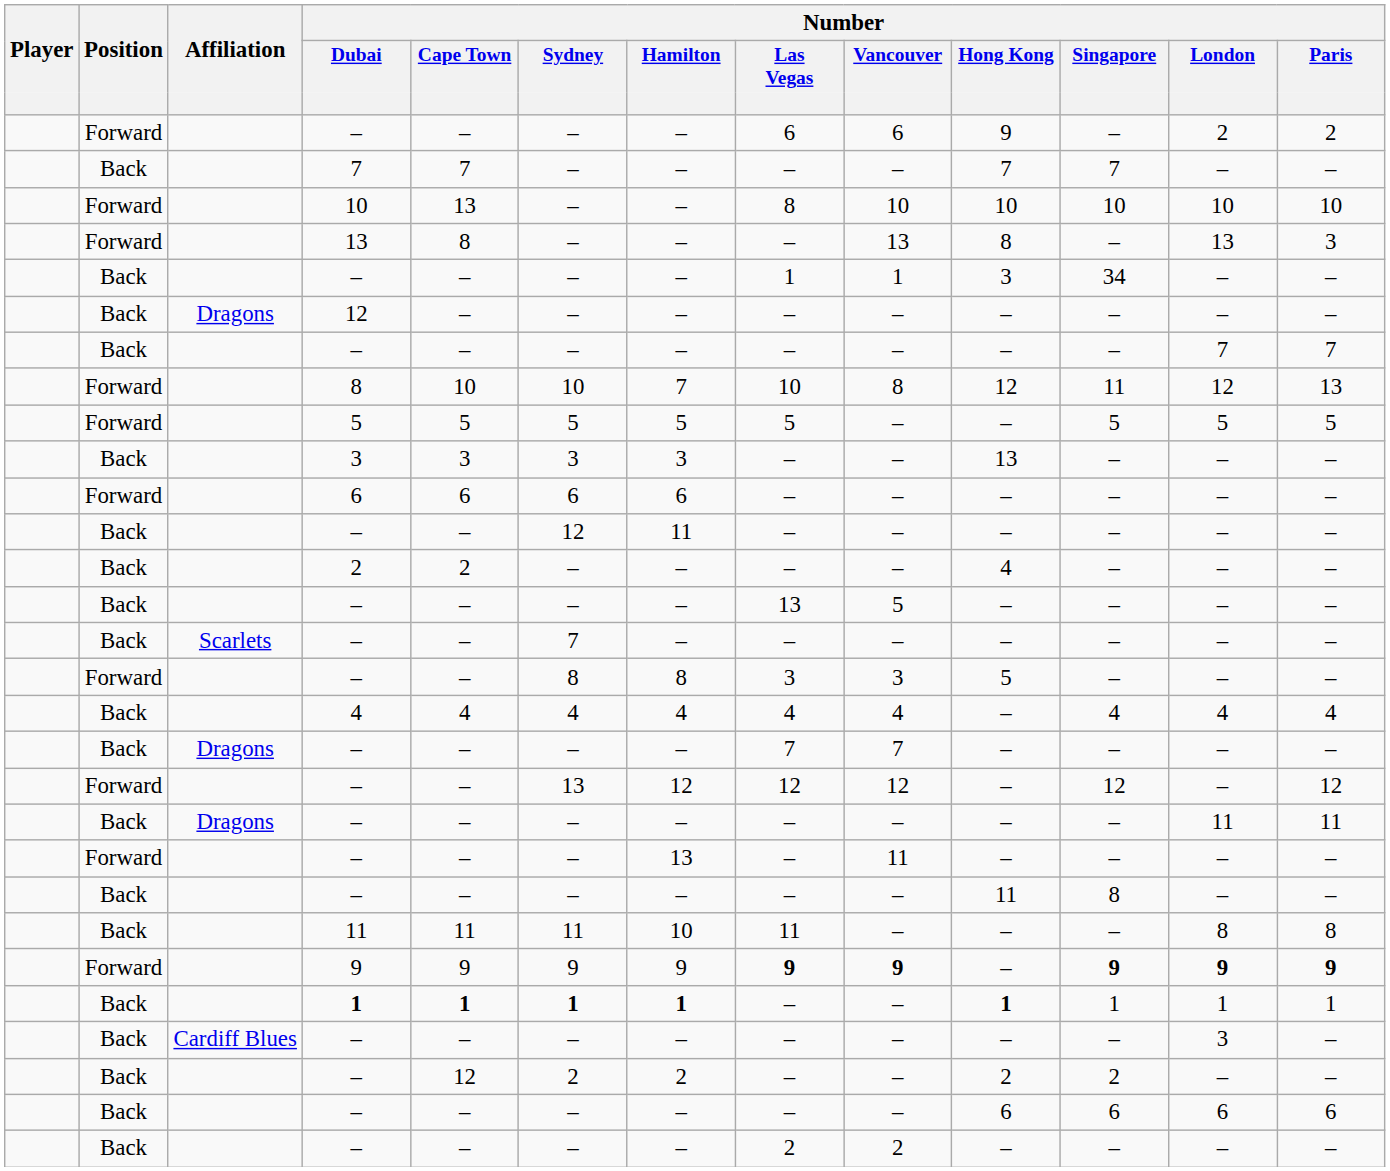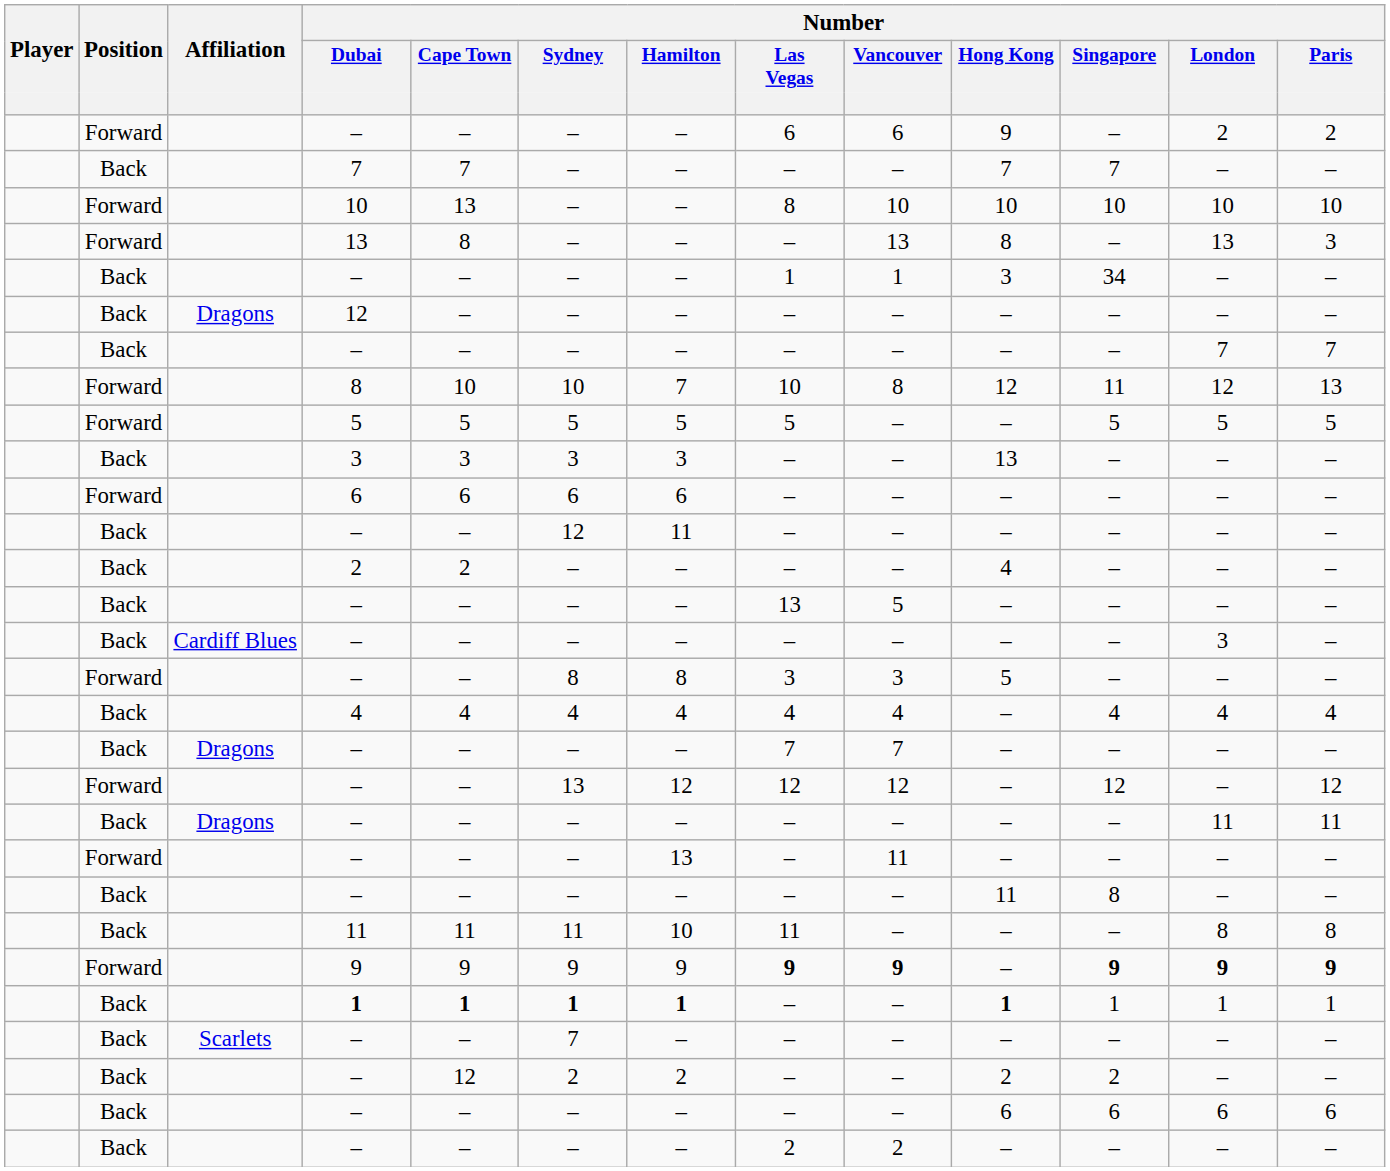rows swapped: (235, 640) <-> (235, 1039)
